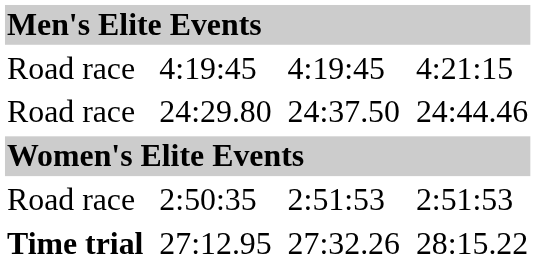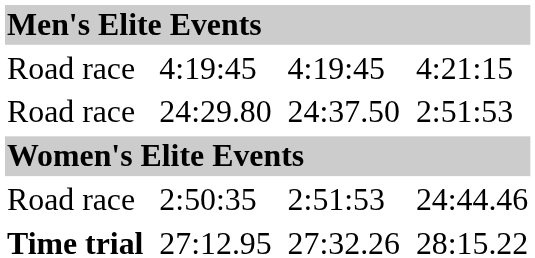(472, 111) 24:44.46 -> (465, 111) 2:51:53
(465, 199) 2:51:53 -> (472, 199) 24:44.46
